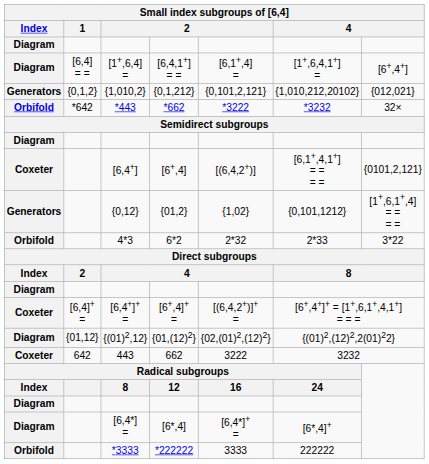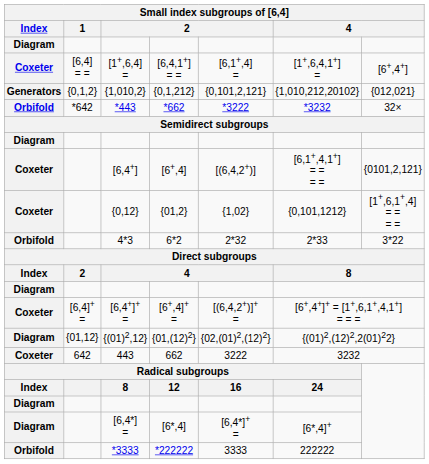(34, 68) Diagram -> (34, 68) Coxeter
(34, 211) Generators -> (34, 211) Coxeter
